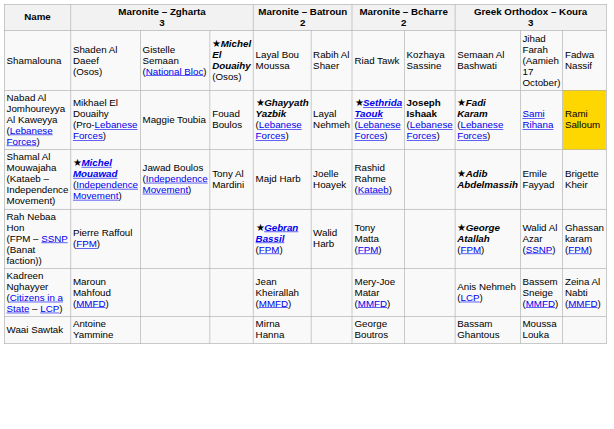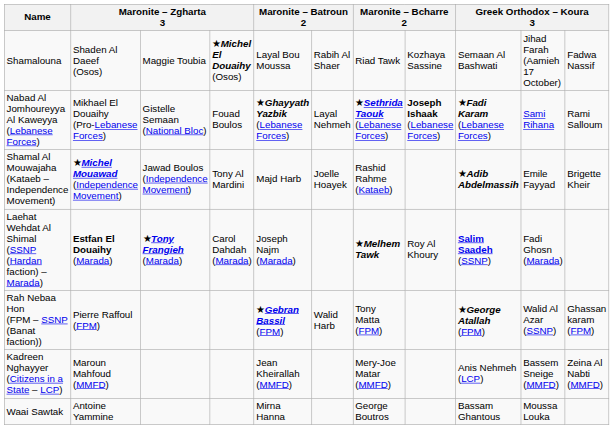(175, 60) Gistelle Semaan (National Bloc) -> (174, 60) Maggie Toubia
(174, 120) Maggie Toubia -> (175, 120) Gistelle Semaan (National Bloc)
(583, 120) gold background -> (585, 120) no background
+ row: (29, 249)
